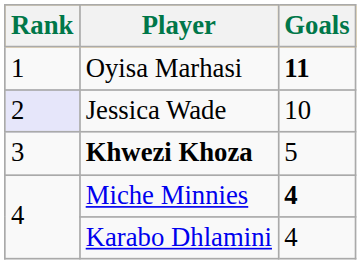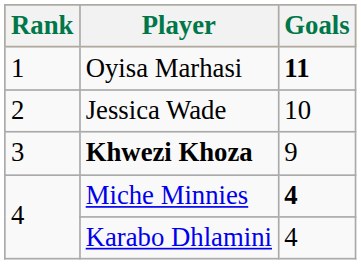(18, 110) lavender background -> (18, 110) no background
(291, 152) 5 -> (291, 152) 9
